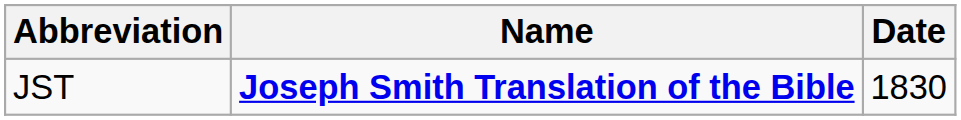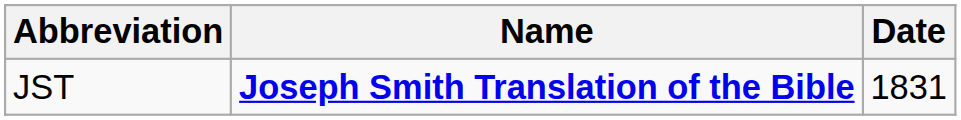(909, 86) 1830 -> (909, 86) 1831
